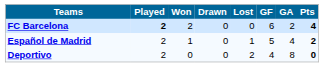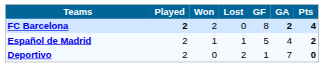- column: (212, 12)
(272, 26) 6 -> (266, 26) 8
(292, 26) normal -> (289, 26) bold
(272, 55) 4 -> (266, 55) 1
(292, 55) 8 -> (289, 55) 7
